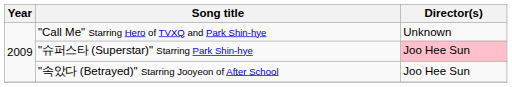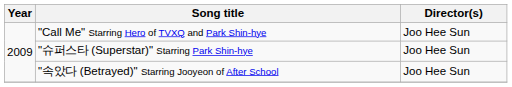(427, 31) Unknown -> (437, 31) Joo Hee Sun
(437, 51) pink background -> (437, 51) no background
